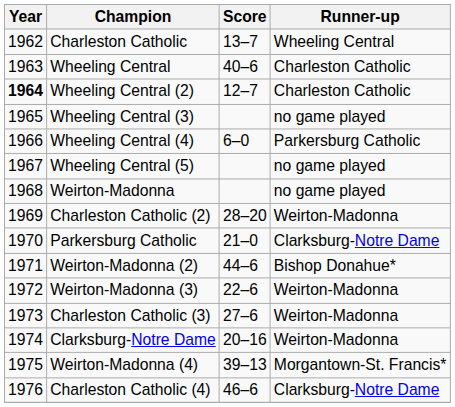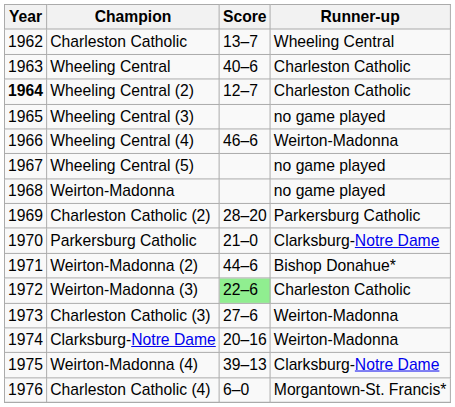(236, 141) 6–0 -> (240, 141) 46–6
(347, 141) Parkersburg Catholic -> (336, 141) Weirton-Madonna
(336, 215) Weirton-Madonna -> (347, 215) Parkersburg Catholic
(240, 290) no background -> (240, 290) lightgreen background
(336, 290) Weirton-Madonna -> (342, 290) Charleston Catholic
(360, 365) Morgantown-St. Francis* -> (357, 365) Clarksburg-Notre Dame
(240, 389) 46–6 -> (236, 389) 6–0
(357, 389) Clarksburg-Notre Dame -> (360, 389) Morgantown-St. Francis*
